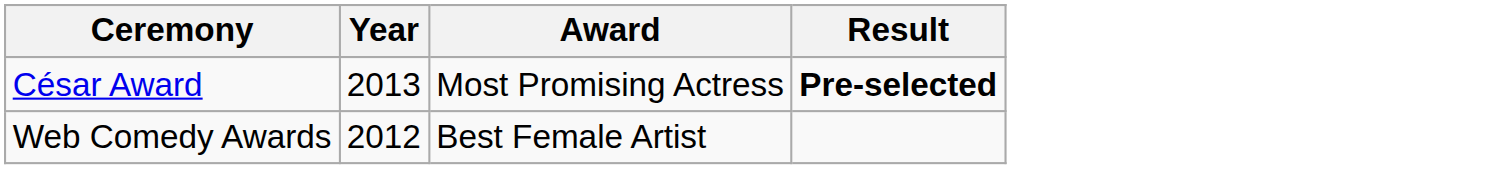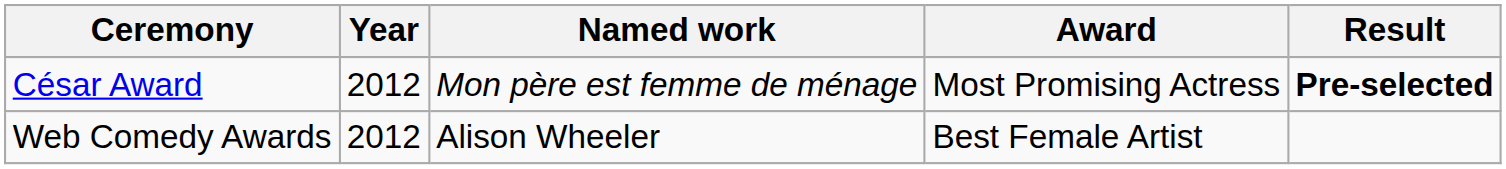+ column: (677, 30)
(384, 83) 2013 -> (384, 83) 2012
